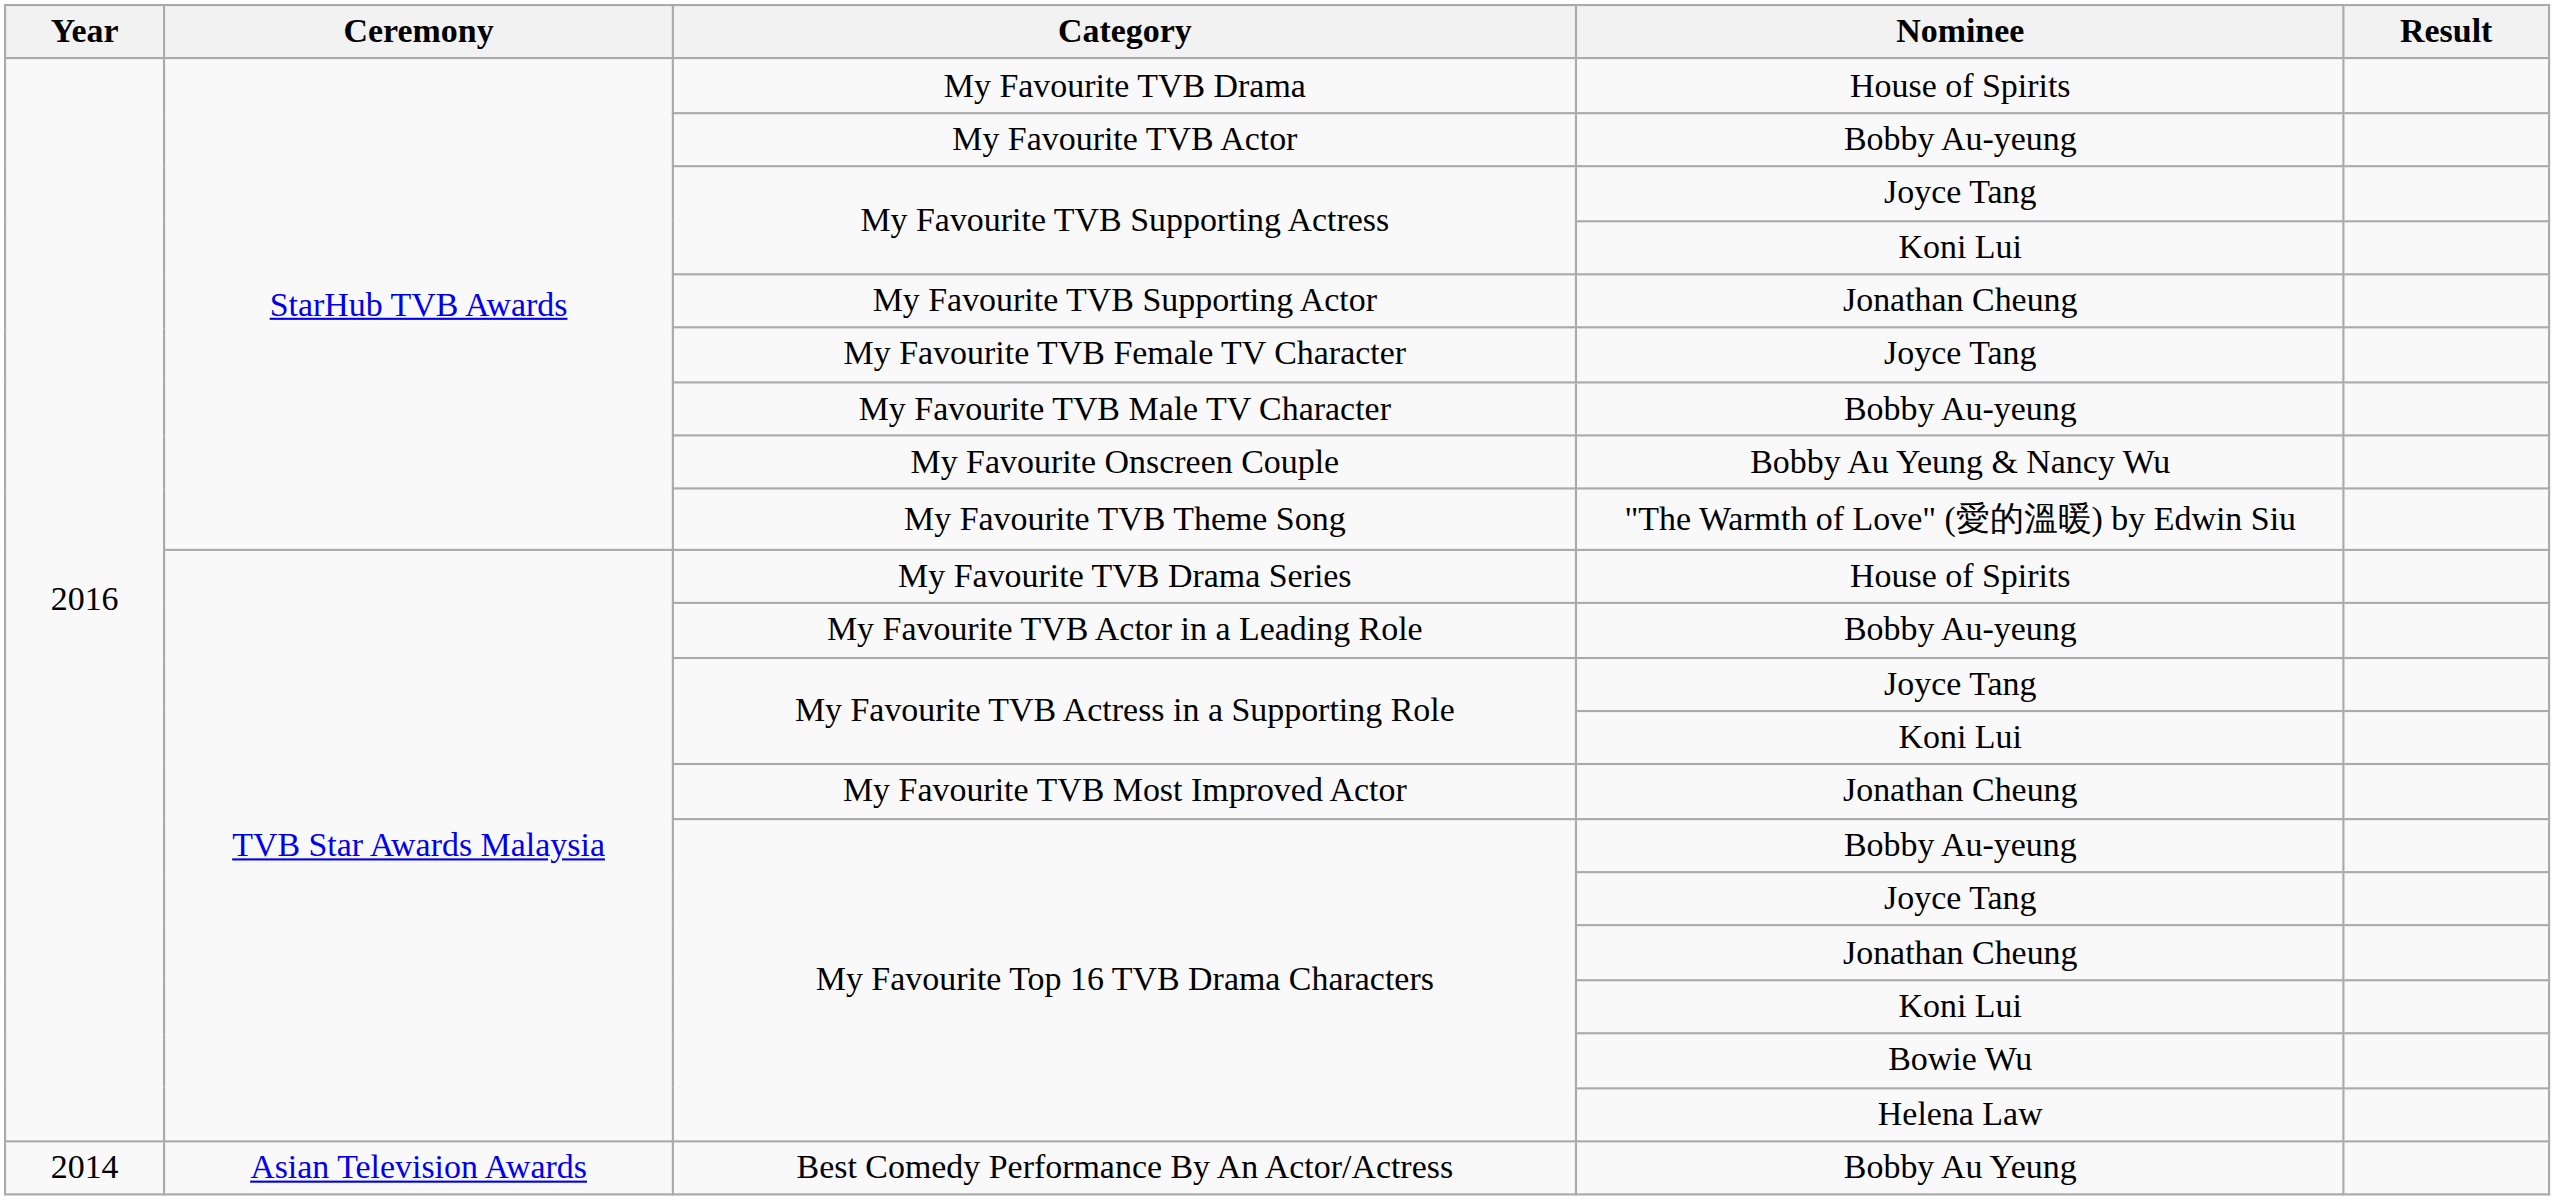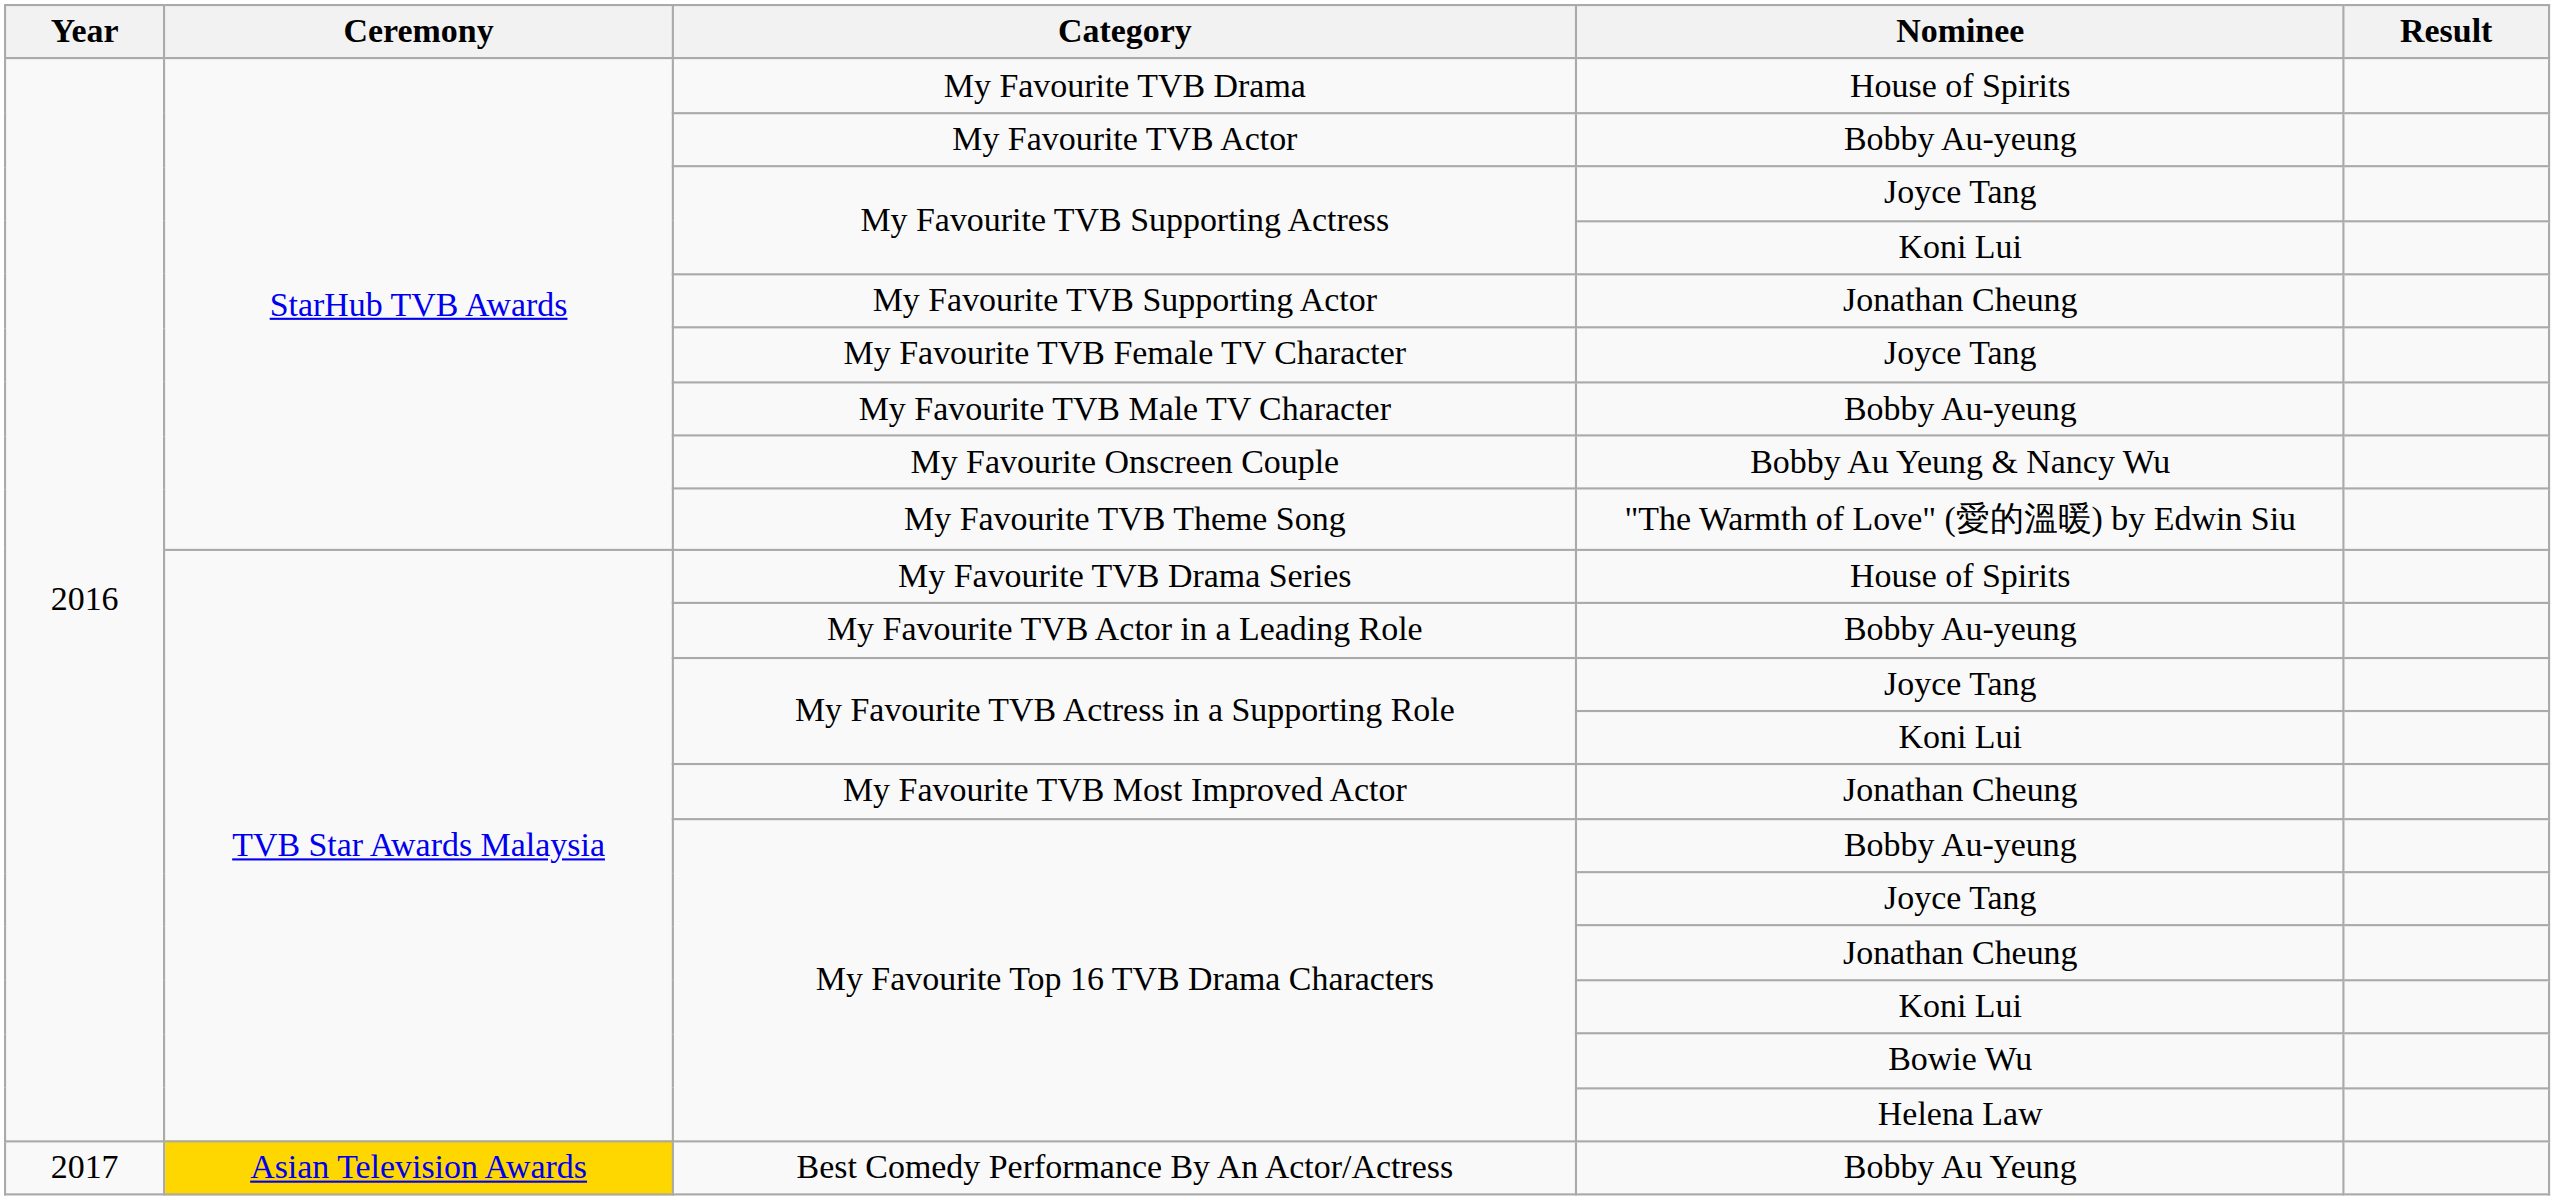(85, 1167) 2014 -> (85, 1167) 2017
(419, 1167) no background -> (419, 1167) gold background
